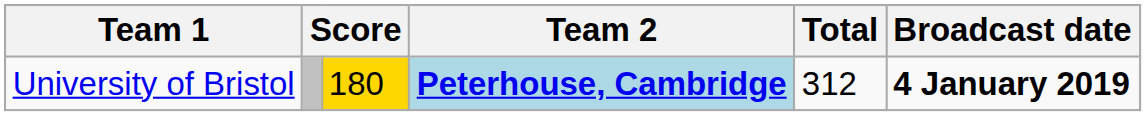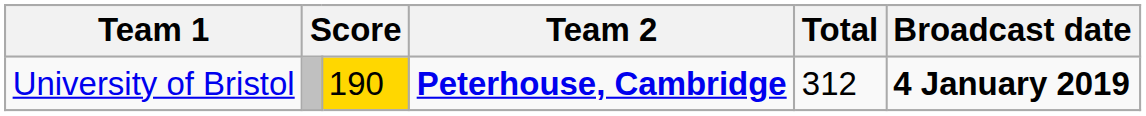(356, 82) 180 -> (356, 82) 190
(602, 82) lightblue background -> (602, 82) no background
